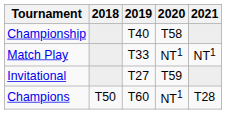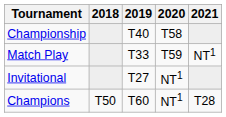(172, 55) NT1 -> (172, 55) T59
(172, 76) T59 -> (172, 77) NT1
